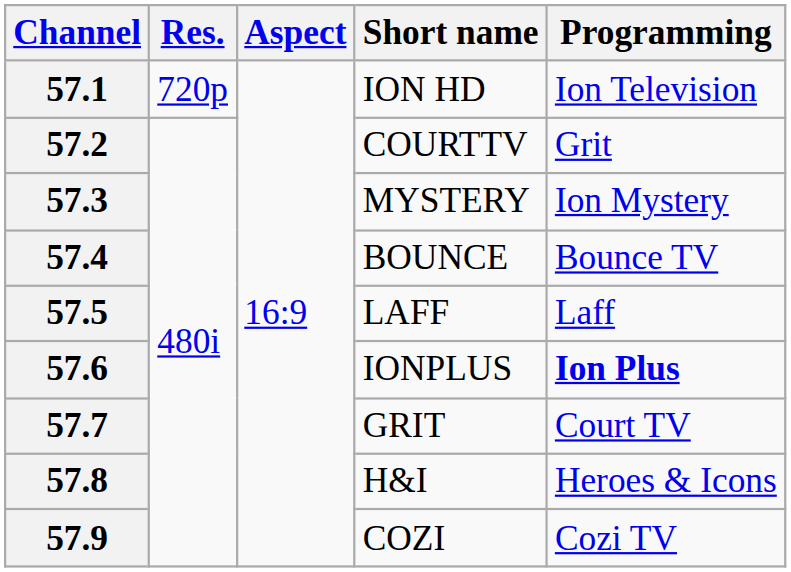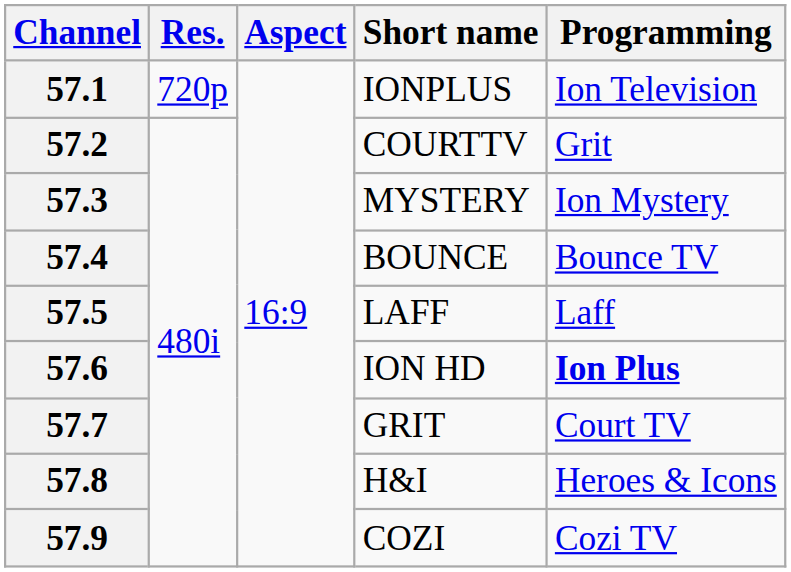(424, 88) ION HD -> (437, 88) IONPLUS
(437, 369) IONPLUS -> (424, 369) ION HD
